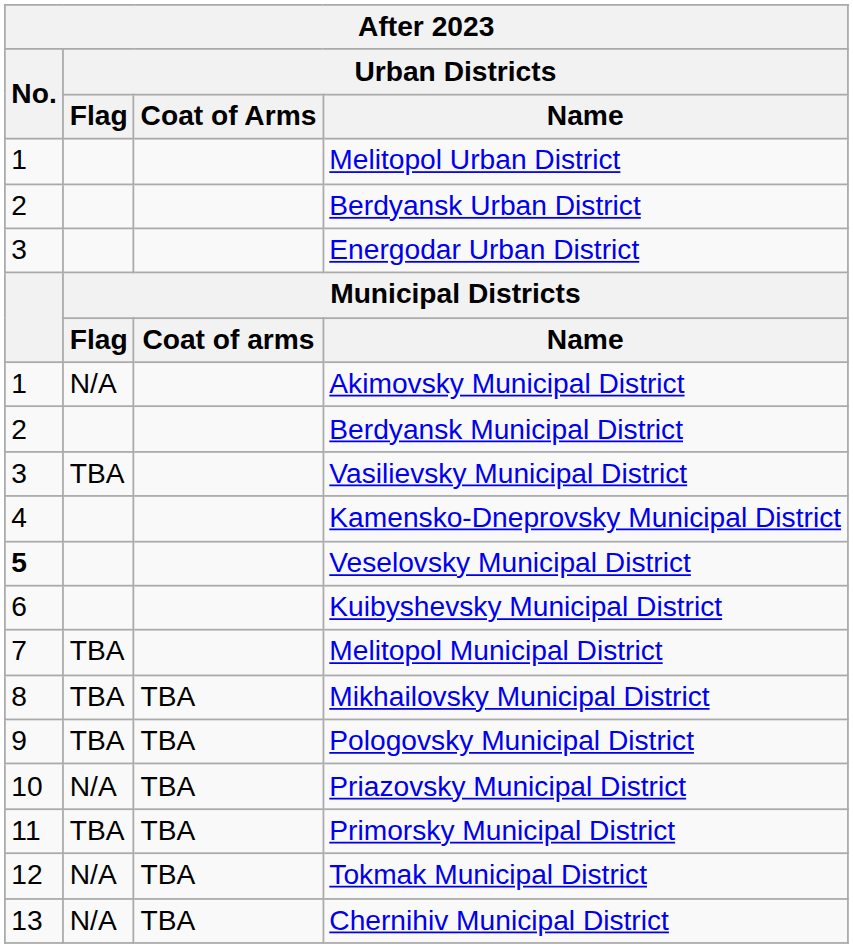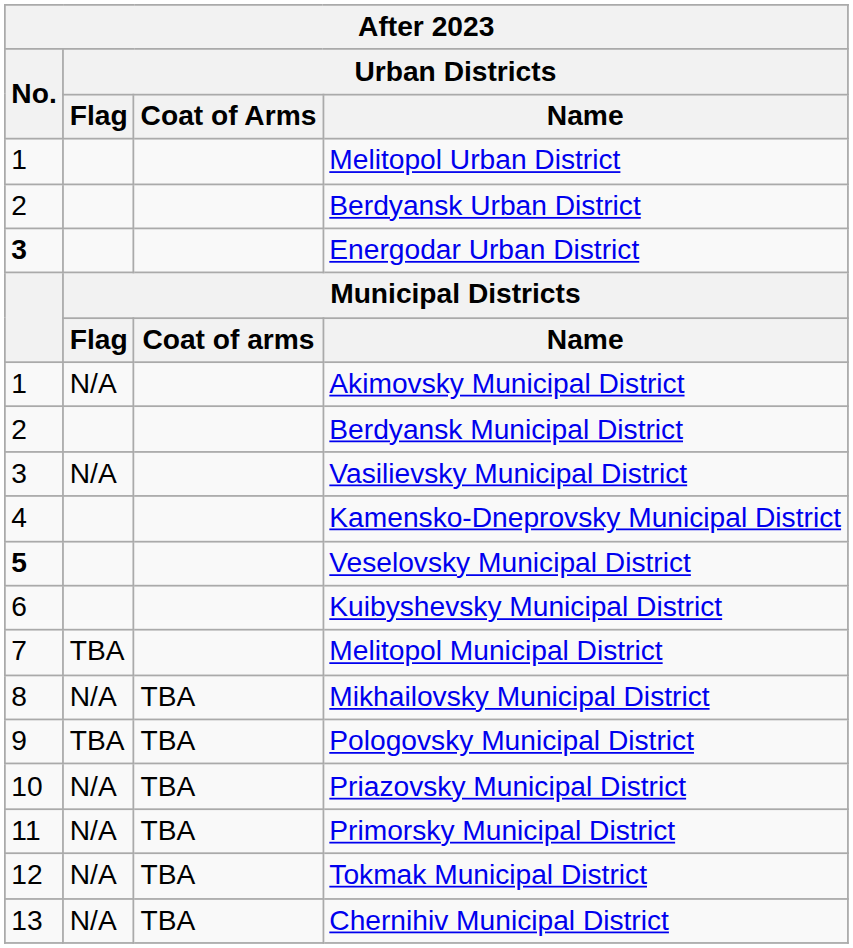(19, 250) normal -> (19, 250) bold
(97, 473) TBA -> (93, 473) N/A
(97, 696) TBA -> (93, 696) N/A
(97, 830) TBA -> (93, 830) N/A
